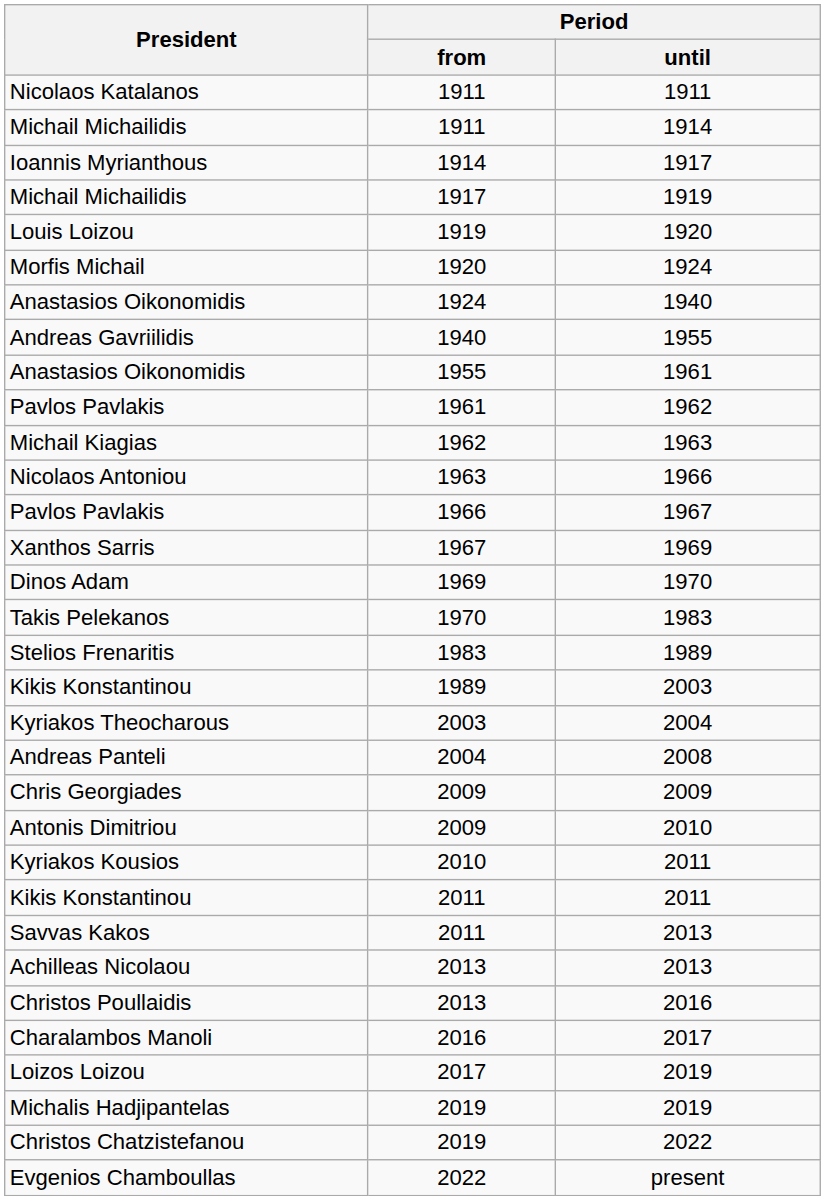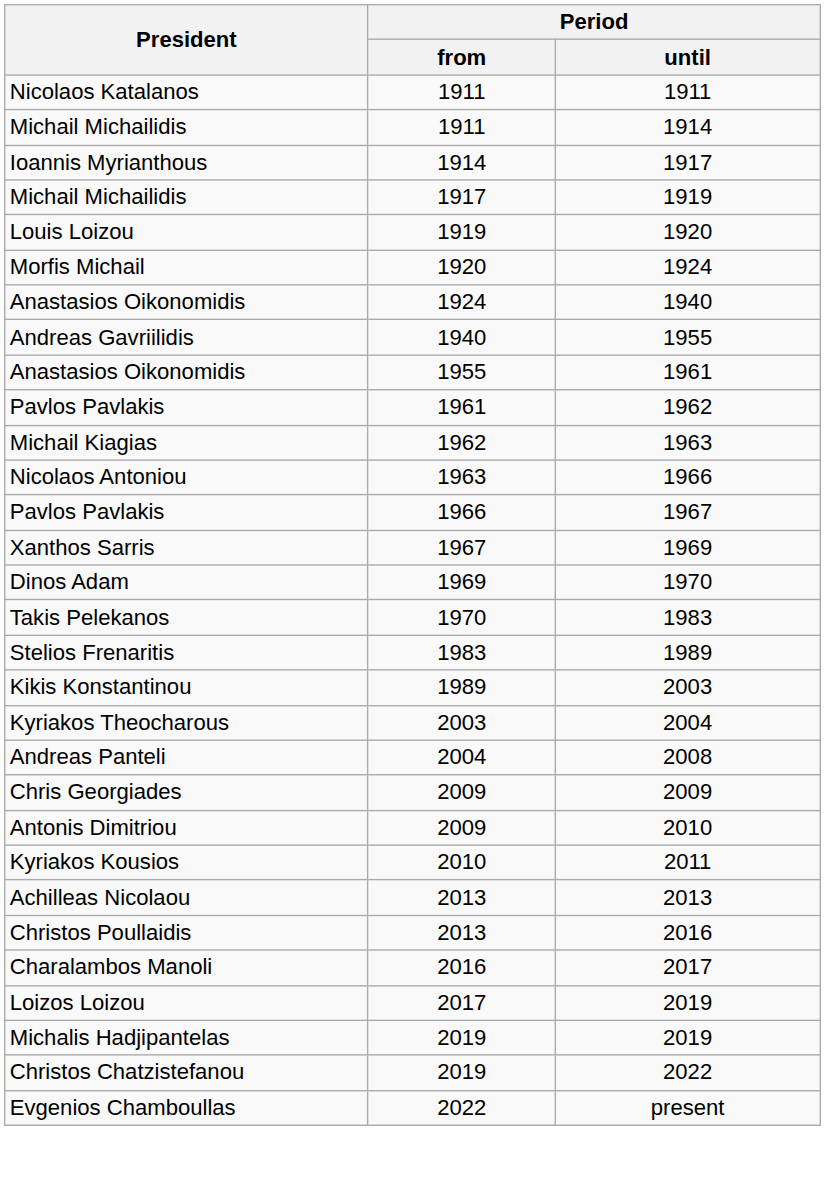- row: (101, 897)
- row: (80, 932)
